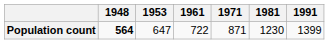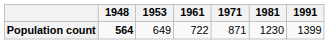(162, 30) 647 -> (162, 30) 649
